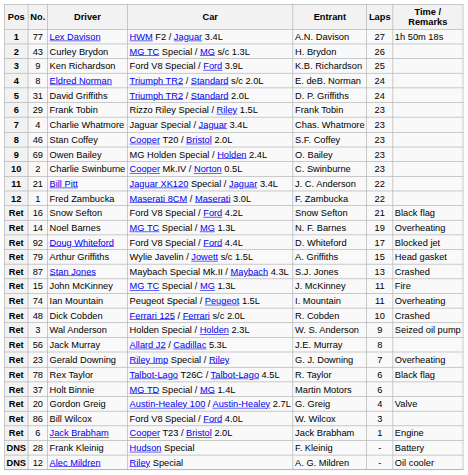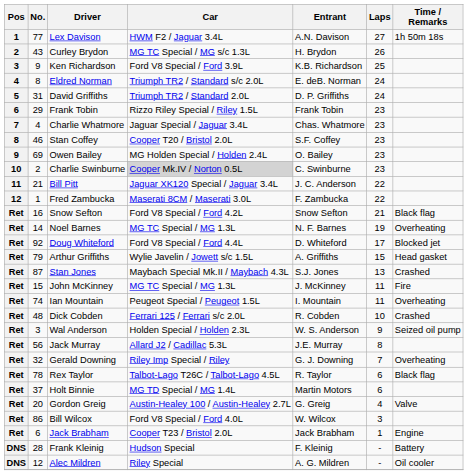(186, 169) no background -> (186, 169) lightgrey background
(38, 360) 23 -> (38, 360) 32
